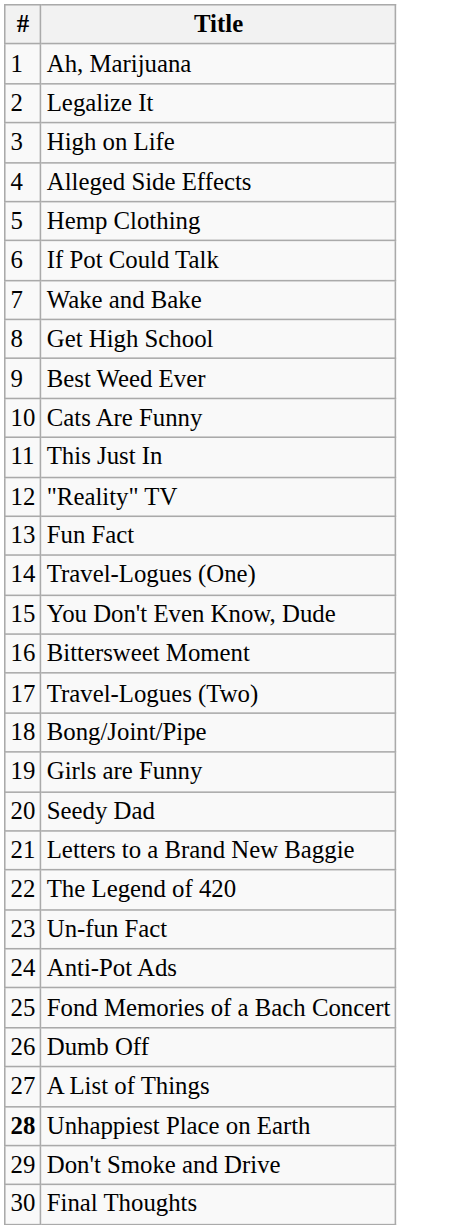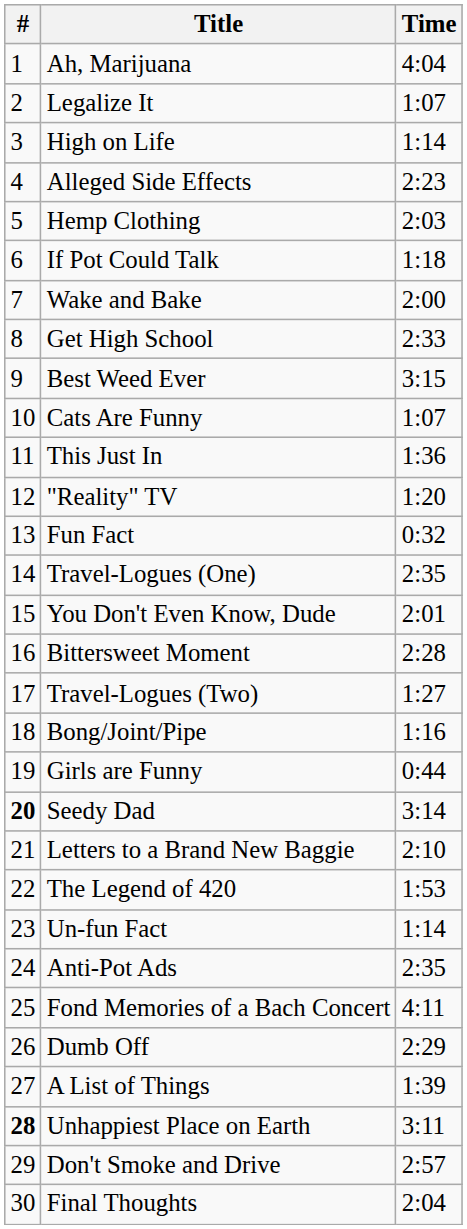+ column: (429, 24)
(23, 810) normal -> (23, 810) bold
